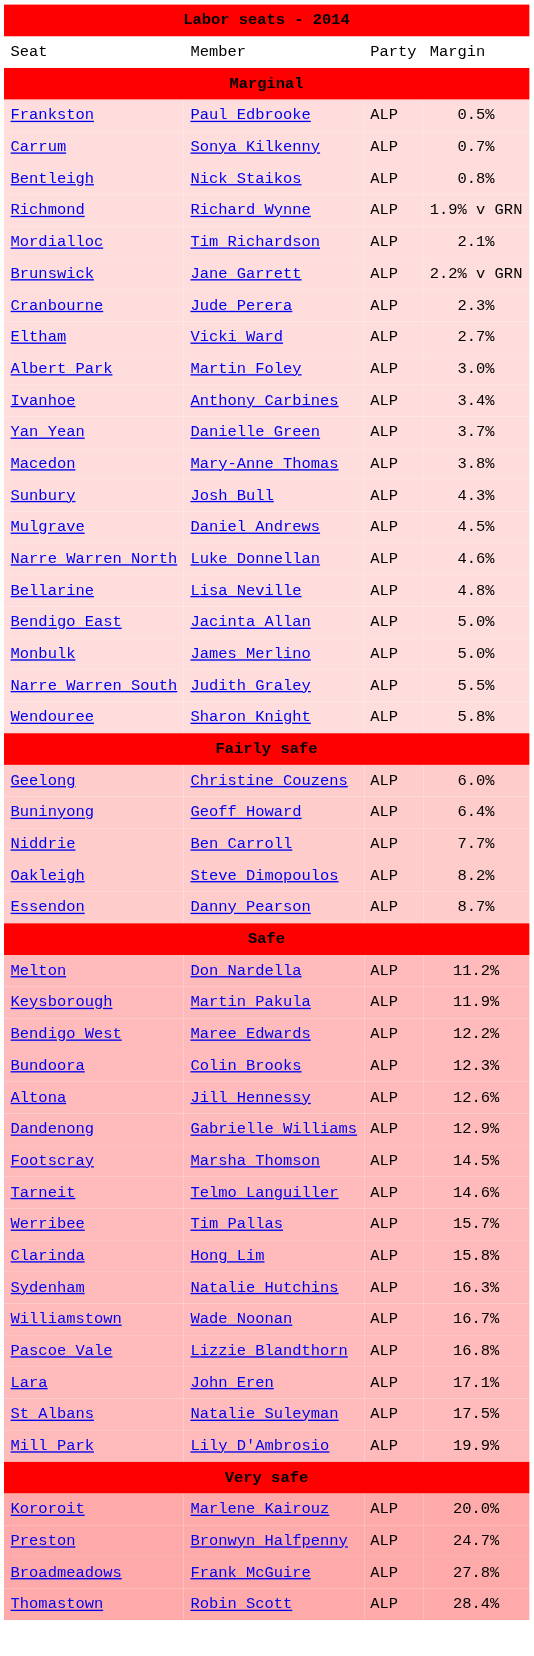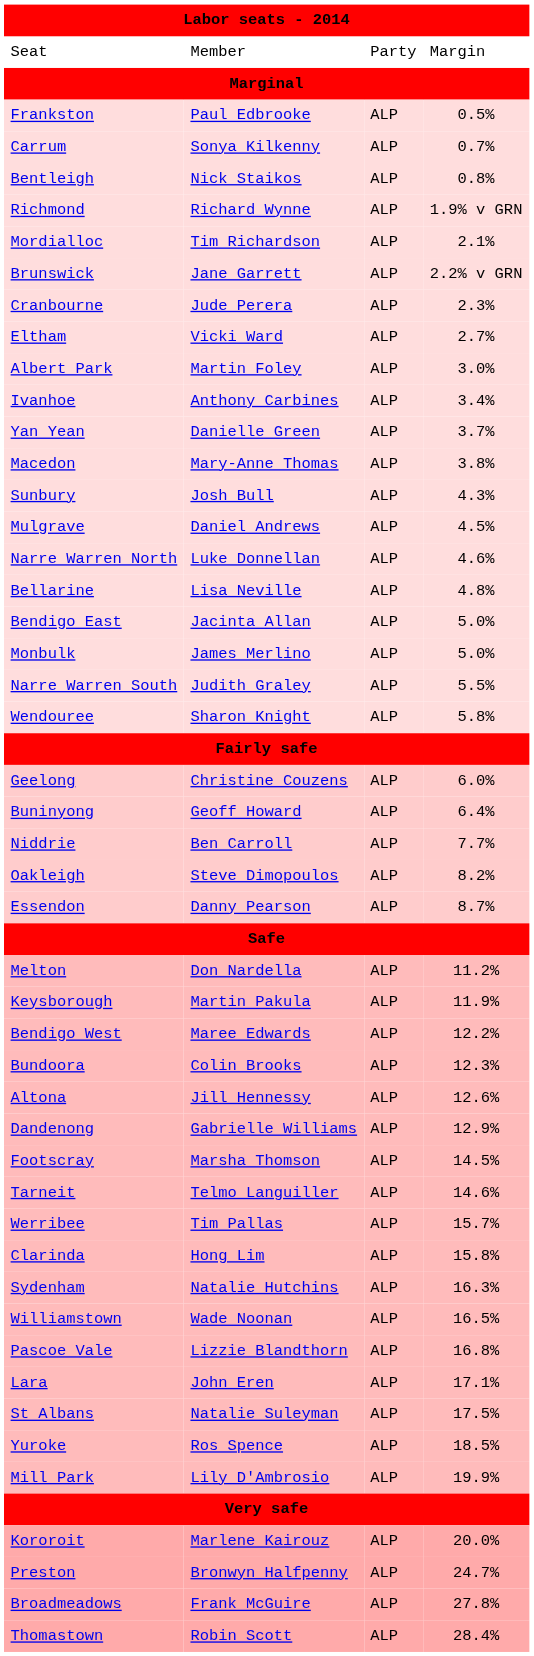(476, 1319) 16.7% -> (476, 1319) 16.5%
+ row: (38, 1446)
